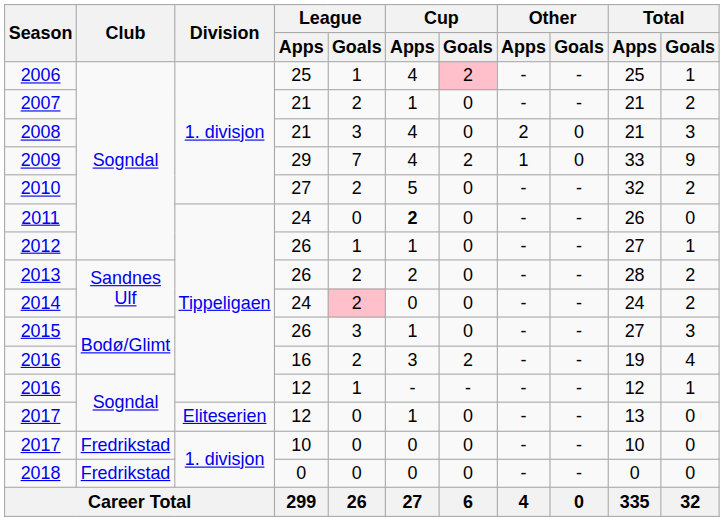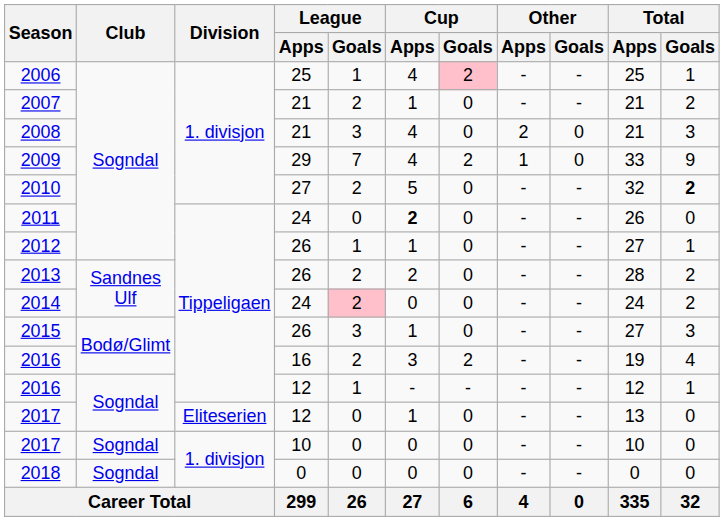(690, 189) normal -> (690, 189) bold
(126, 445) Fredrikstad -> (126, 445) Sogndal
(126, 473) Fredrikstad -> (126, 473) Sogndal
